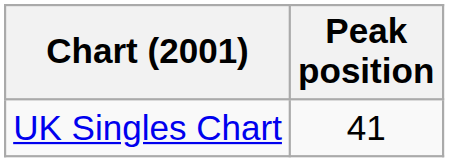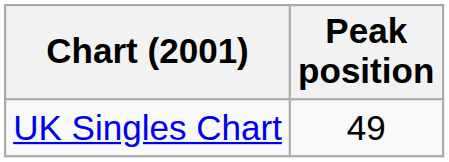(366, 127) 41 -> (366, 127) 49
